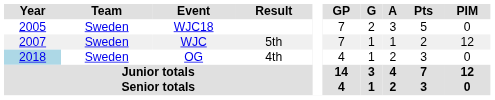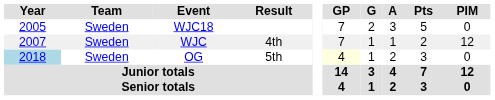(274, 42) 5th -> (274, 42) 4th
(274, 57) 4th -> (274, 57) 5th
(341, 57) no background -> (341, 57) lightyellow background
